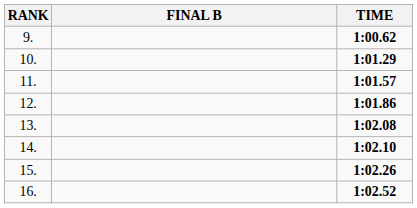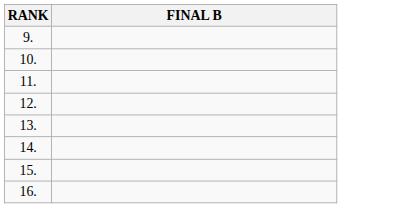- column: (375, 15)
